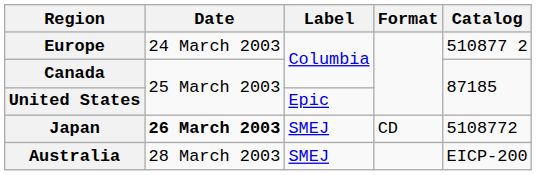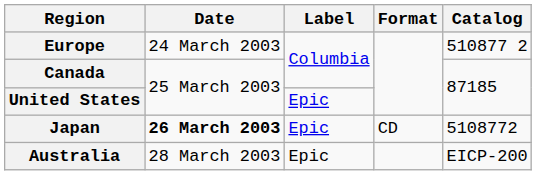(309, 129) SMEJ -> (309, 129) Epic
(309, 156) SMEJ -> (309, 156) Epic
